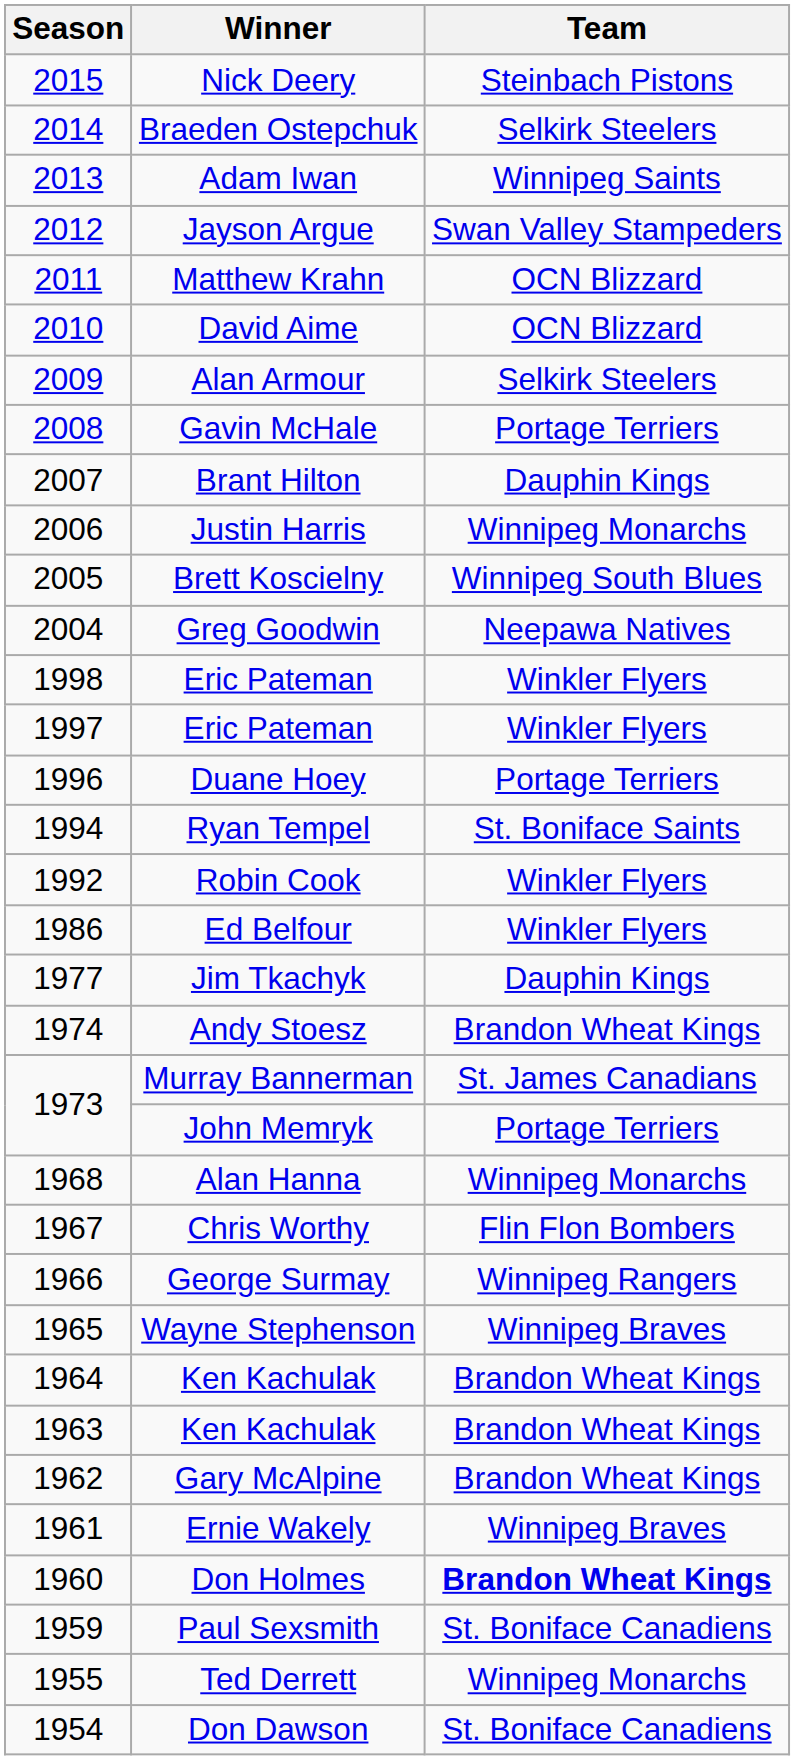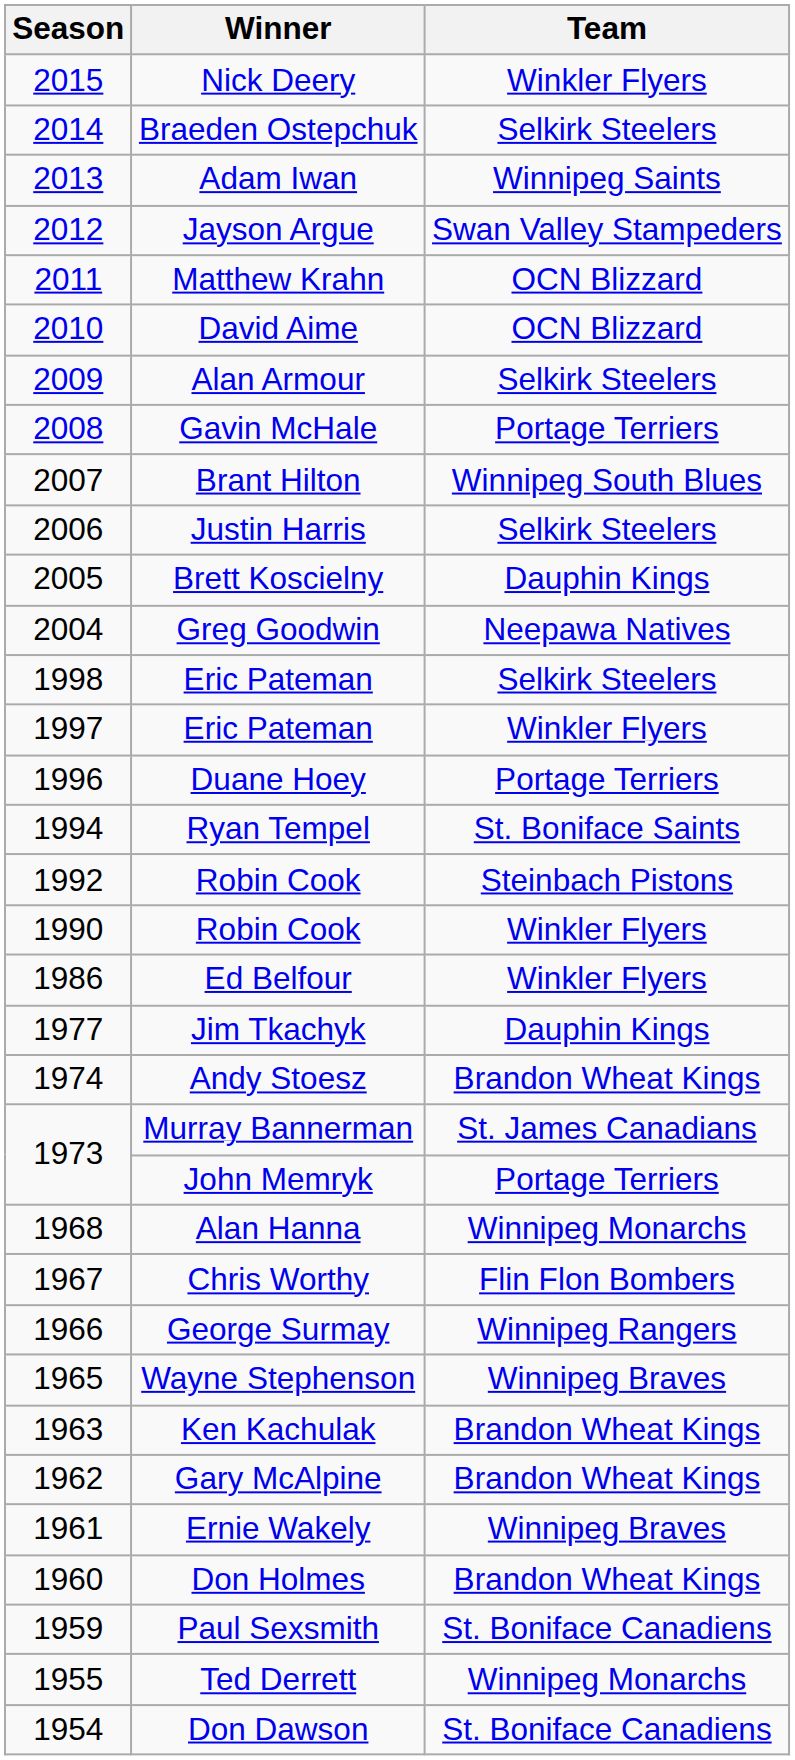(607, 79) Steinbach Pistons -> (607, 79) Winkler Flyers
(607, 479) Dauphin Kings -> (607, 479) Winnipeg South Blues
(607, 529) Winnipeg Monarchs -> (607, 529) Selkirk Steelers
(607, 579) Winnipeg South Blues -> (607, 579) Dauphin Kings
(607, 679) Winkler Flyers -> (607, 679) Selkirk Steelers
(607, 879) Winkler Flyers -> (607, 879) Steinbach Pistons
+ row: (68, 929)
- row: (68, 1379)
(607, 1579) bold -> (607, 1579) normal
